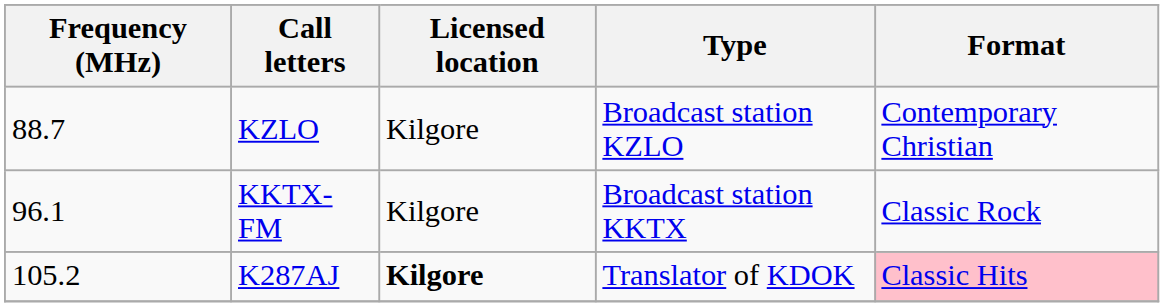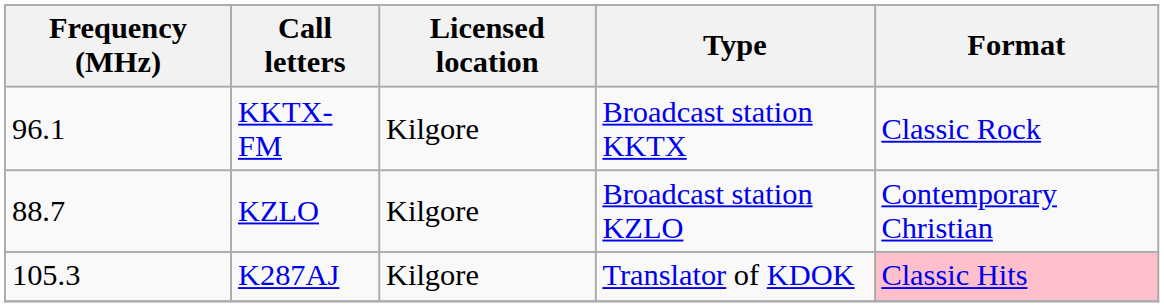rows swapped: (279, 128) <-> (285, 210)
(46, 275) 105.2 -> (46, 275) 105.3
(435, 275) bold -> (432, 275) normal
